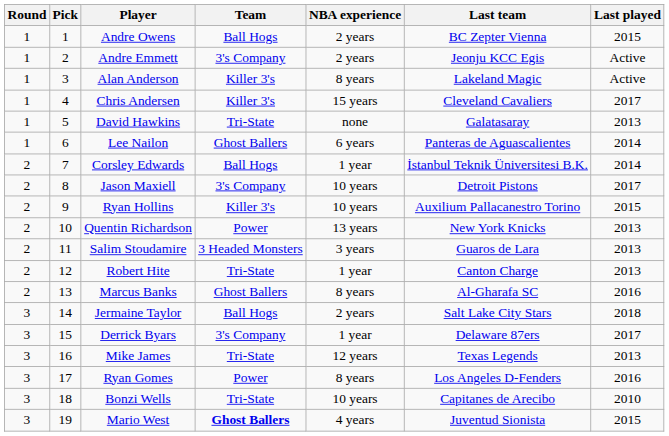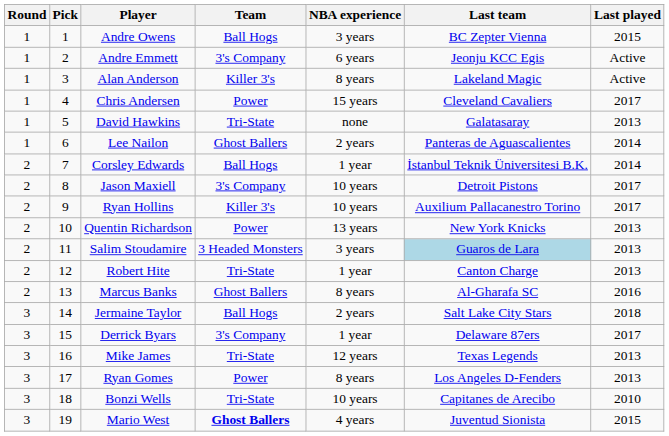(355, 36) 2 years -> (355, 36) 3 years
(355, 57) 2 years -> (355, 57) 6 years
(250, 100) Killer 3's -> (250, 100) Power
(355, 143) 6 years -> (355, 143) 2 years
(628, 206) 2015 -> (628, 206) 2017
(498, 249) no background -> (498, 249) lightblue background
(628, 377) 2016 -> (628, 377) 2013
